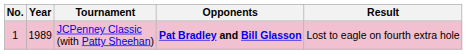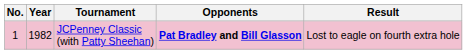(40, 35) 1989 -> (40, 35) 1982
